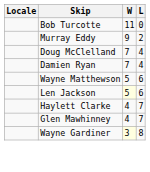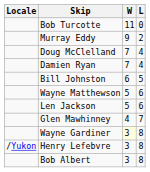+ row: (73, 79)
(127, 92) lightyellow background -> (127, 106) no background
- row: (75, 106)
+ row: (75, 147)
+ row: (65, 160)
